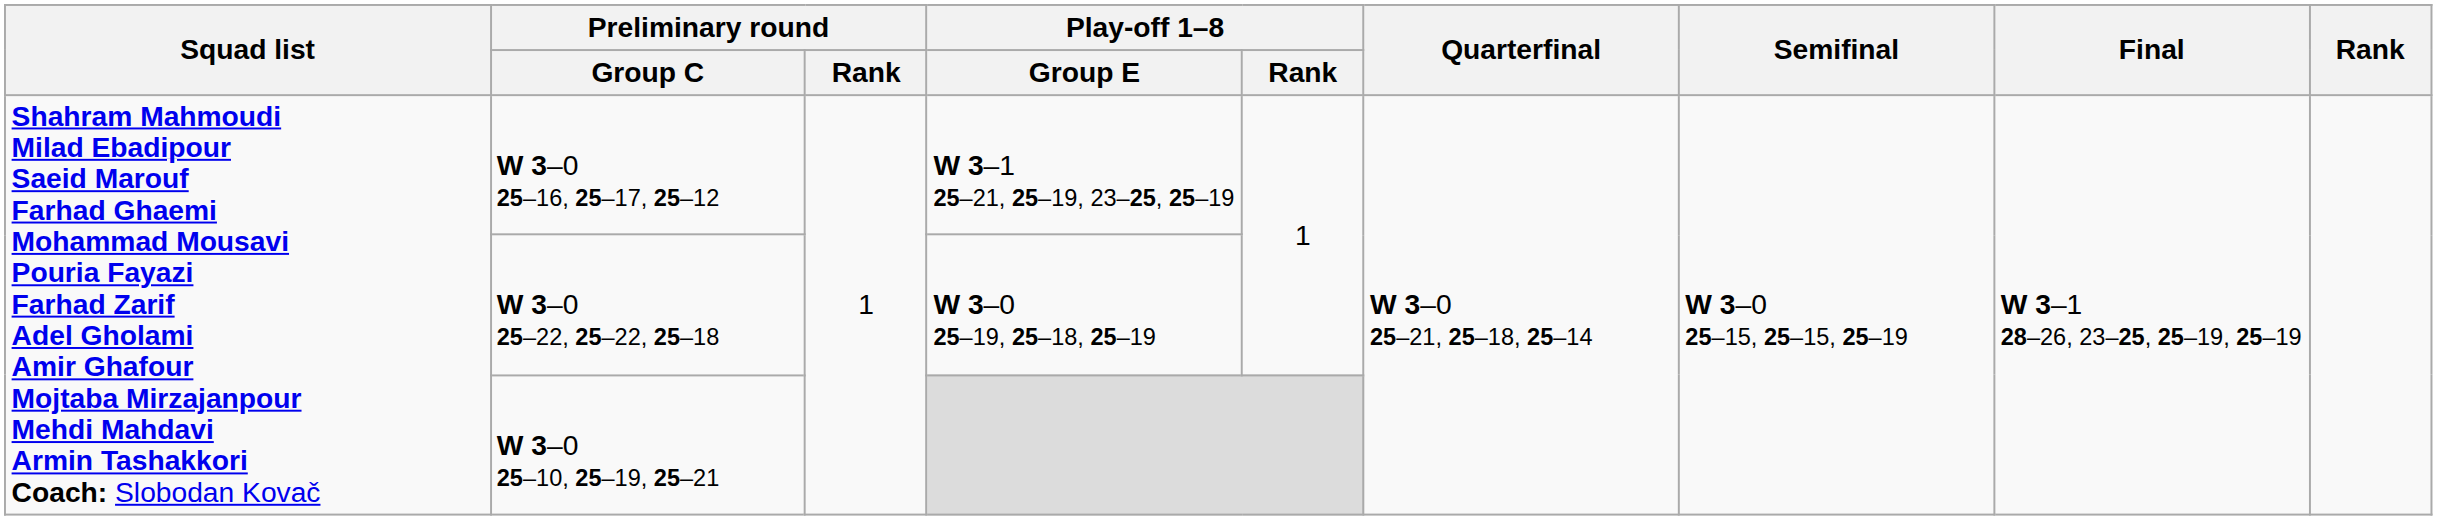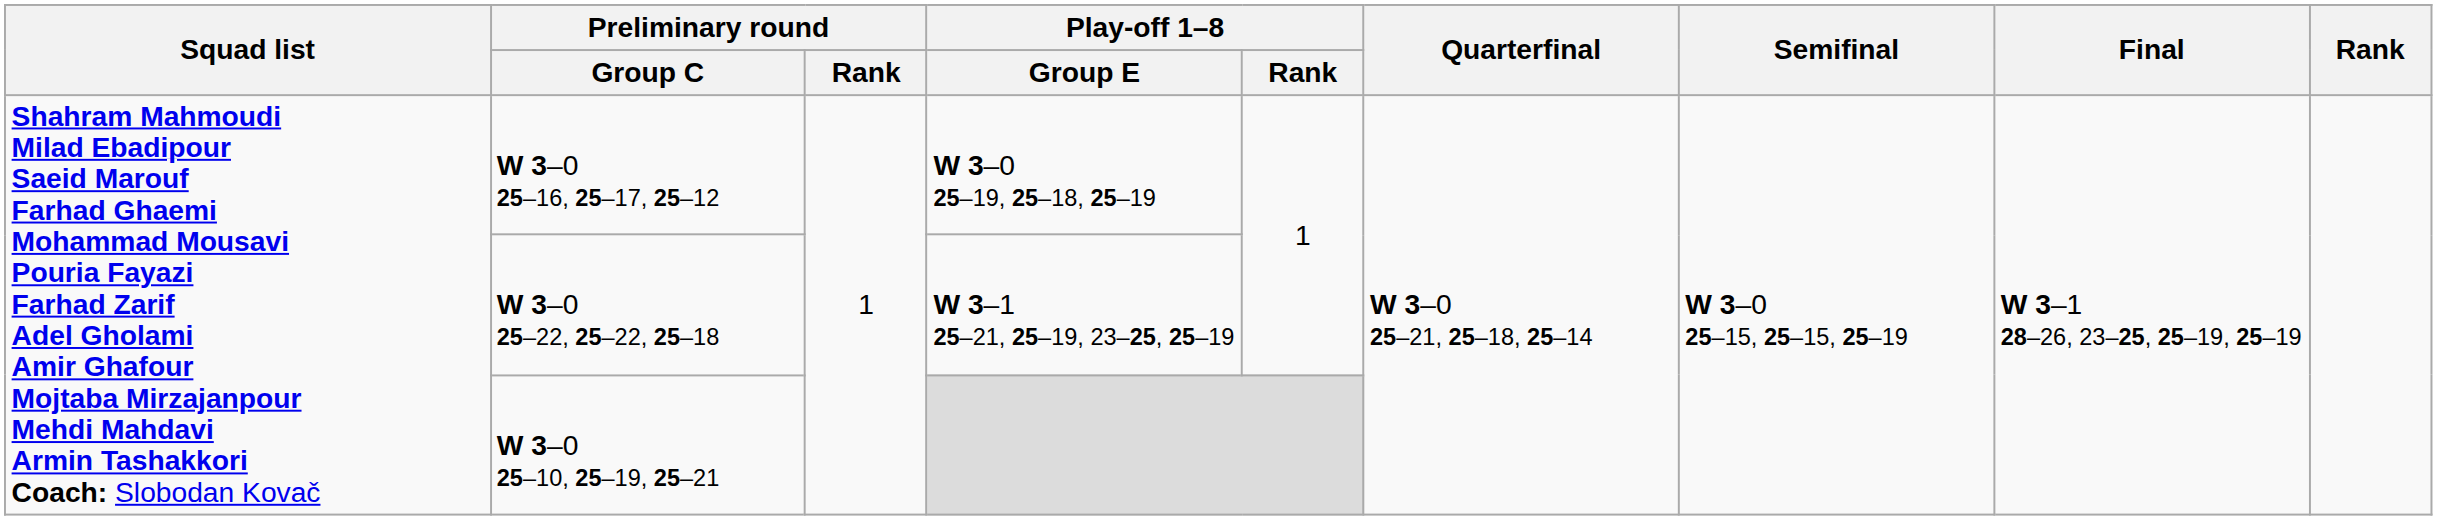(1084, 180) W 3–1 25–21, 25–19, 23–25, 25–19 -> (1045, 180) W 3–0 25–19, 25–18, 25–19
(1045, 321) W 3–0 25–19, 25–18, 25–19 -> (1084, 321) W 3–1 25–21, 25–19, 23–25, 25–19
